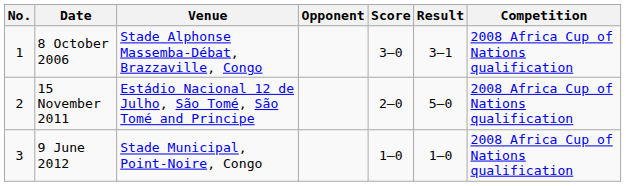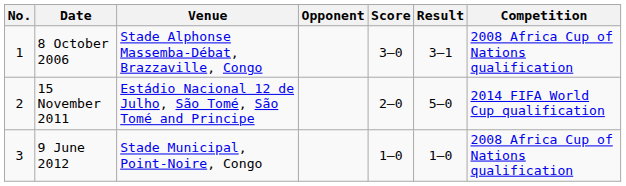(542, 103) 2008 Africa Cup of Nations qualification -> (538, 103) 2014 FIFA World Cup qualification
